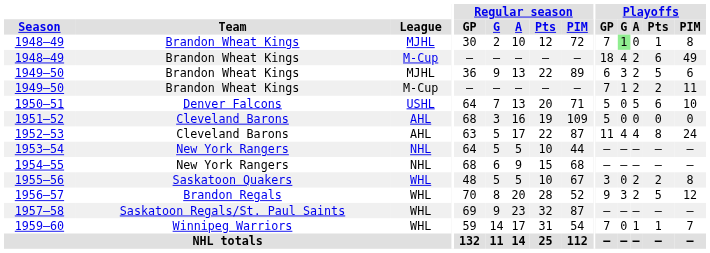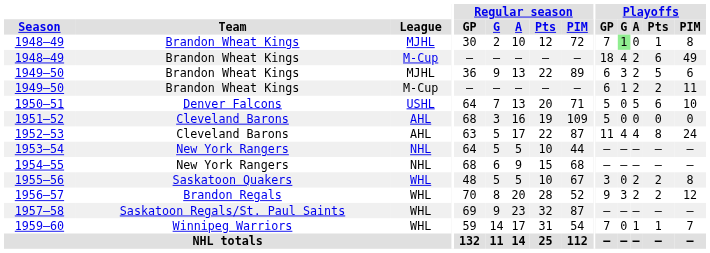(607, 88) 7 -> (607, 88) 6
(658, 195) 5 -> (658, 195) 2
